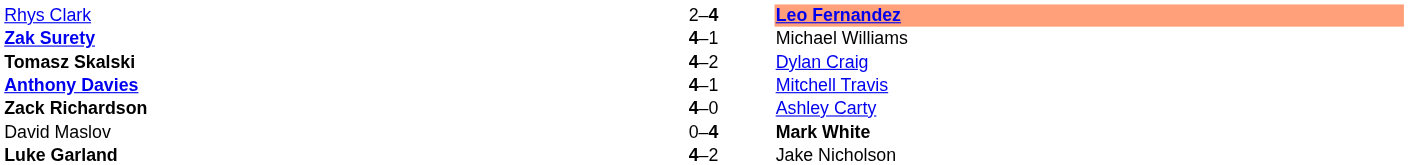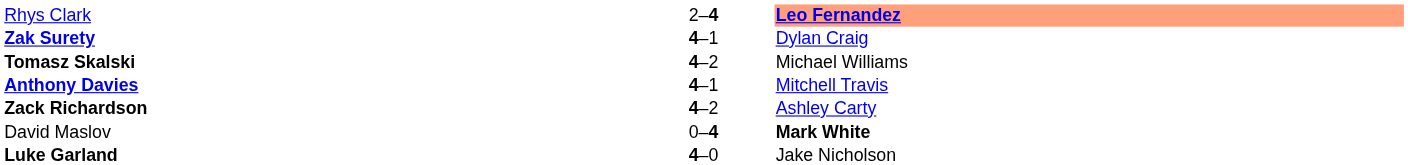(842, 38) Michael Williams -> (822, 38) Dylan Craig
(822, 62) Dylan Craig -> (842, 62) Michael Williams
(704, 108) 4–0 -> (704, 108) 4–2
(704, 155) 4–2 -> (704, 155) 4–0
